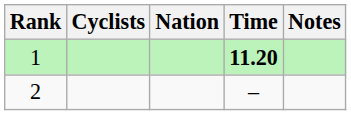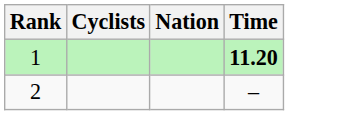- column: (314, 22)
